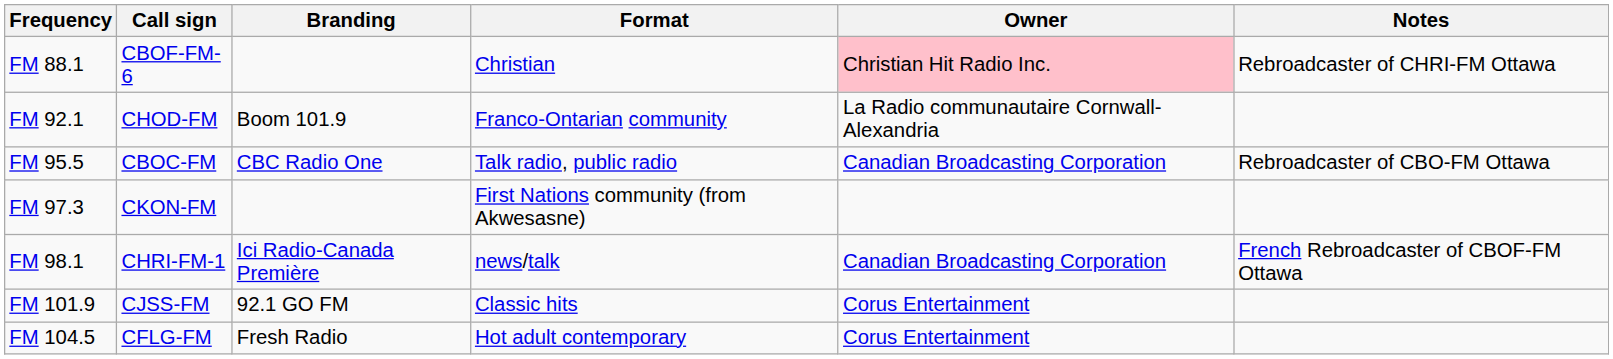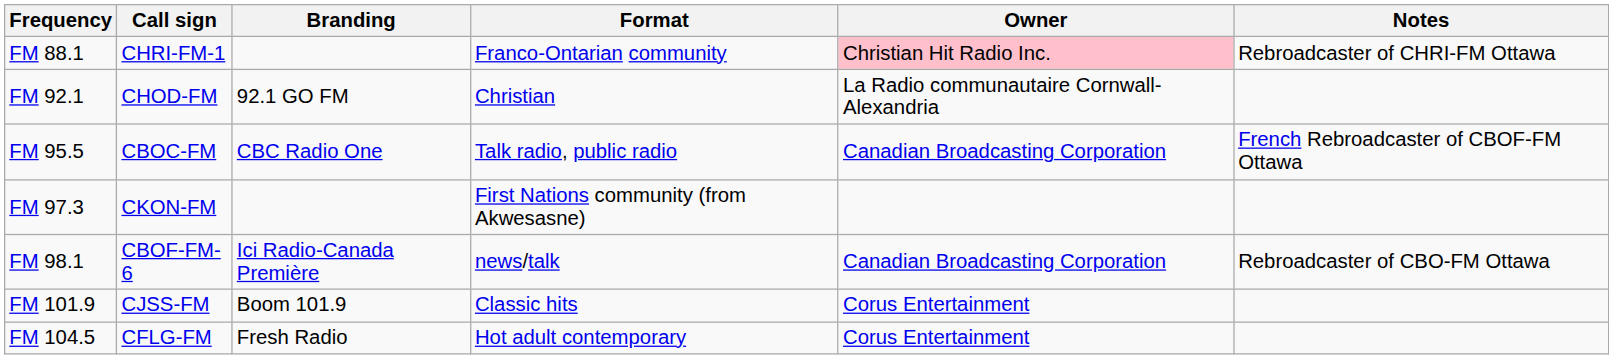(171, 64) CBOF-FM-6 -> (173, 52) CHRI-FM-1
(515, 64) Christian -> (601, 52) Franco-Ontarian community
(292, 119) Boom 101.9 -> (293, 96) 92.1 GO FM
(601, 119) Franco-Ontarian community -> (515, 96) Christian
(1394, 163) Rebroadcaster of CBO-FM Ottawa -> (1400, 151) French Rebroadcaster of CBOF-FM Ottawa
(173, 261) CHRI-FM-1 -> (171, 261) CBOF-FM-6
(1400, 261) French Rebroadcaster of CBOF-FM Ottawa -> (1394, 261) Rebroadcaster of CBO-FM Ottawa
(293, 305) 92.1 GO FM -> (292, 305) Boom 101.9
